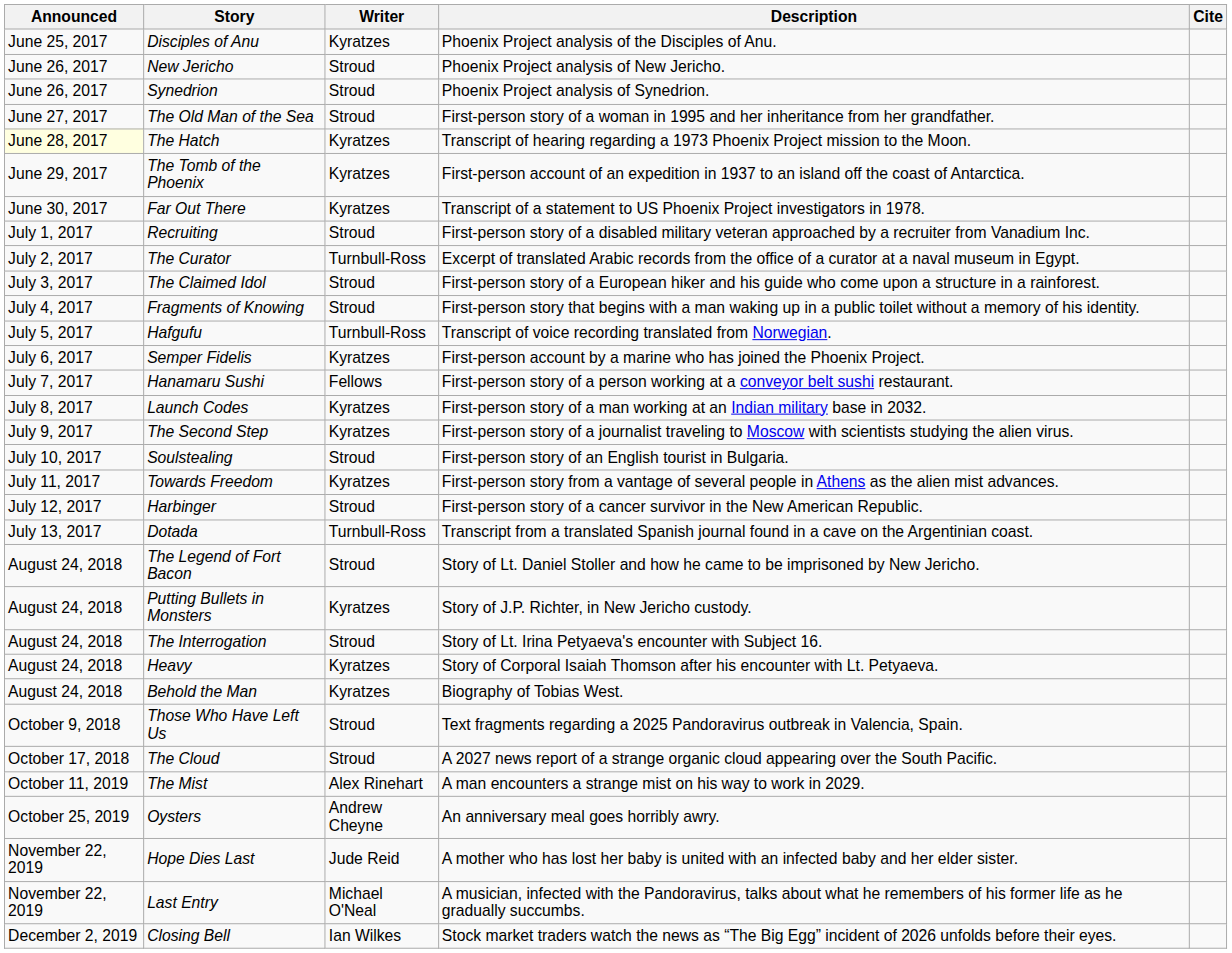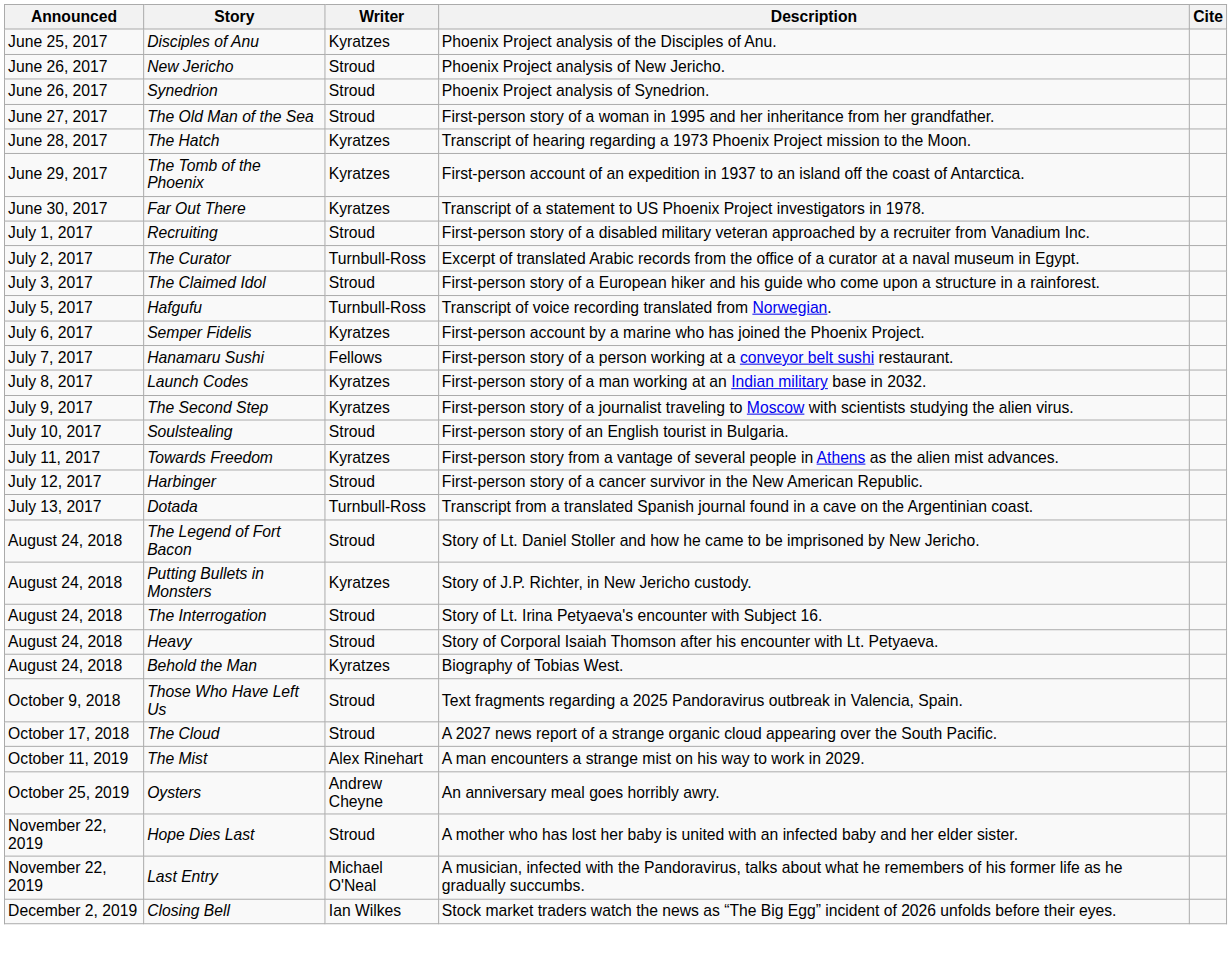(58, 141) lightyellow background -> (58, 141) no background
- row: (226, 308)
(359, 666) Kyratzes -> (352, 641) Stroud
(364, 859) Jude Reid -> (352, 835) Stroud
